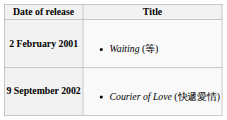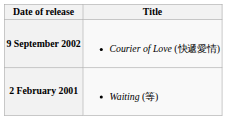rows swapped: (44, 43) <-> (44, 91)
